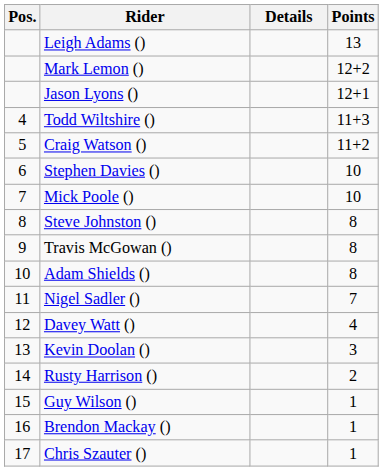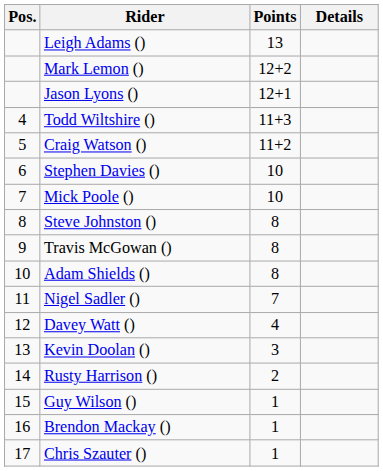columns swapped: (353, 17) <-> (289, 17)
